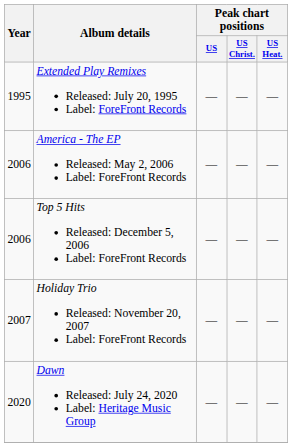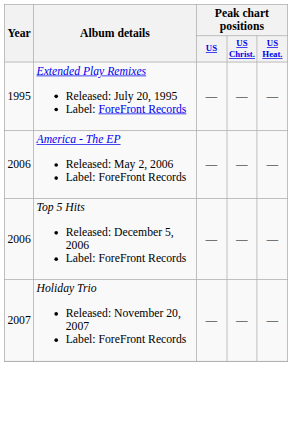- row: (115, 396)
